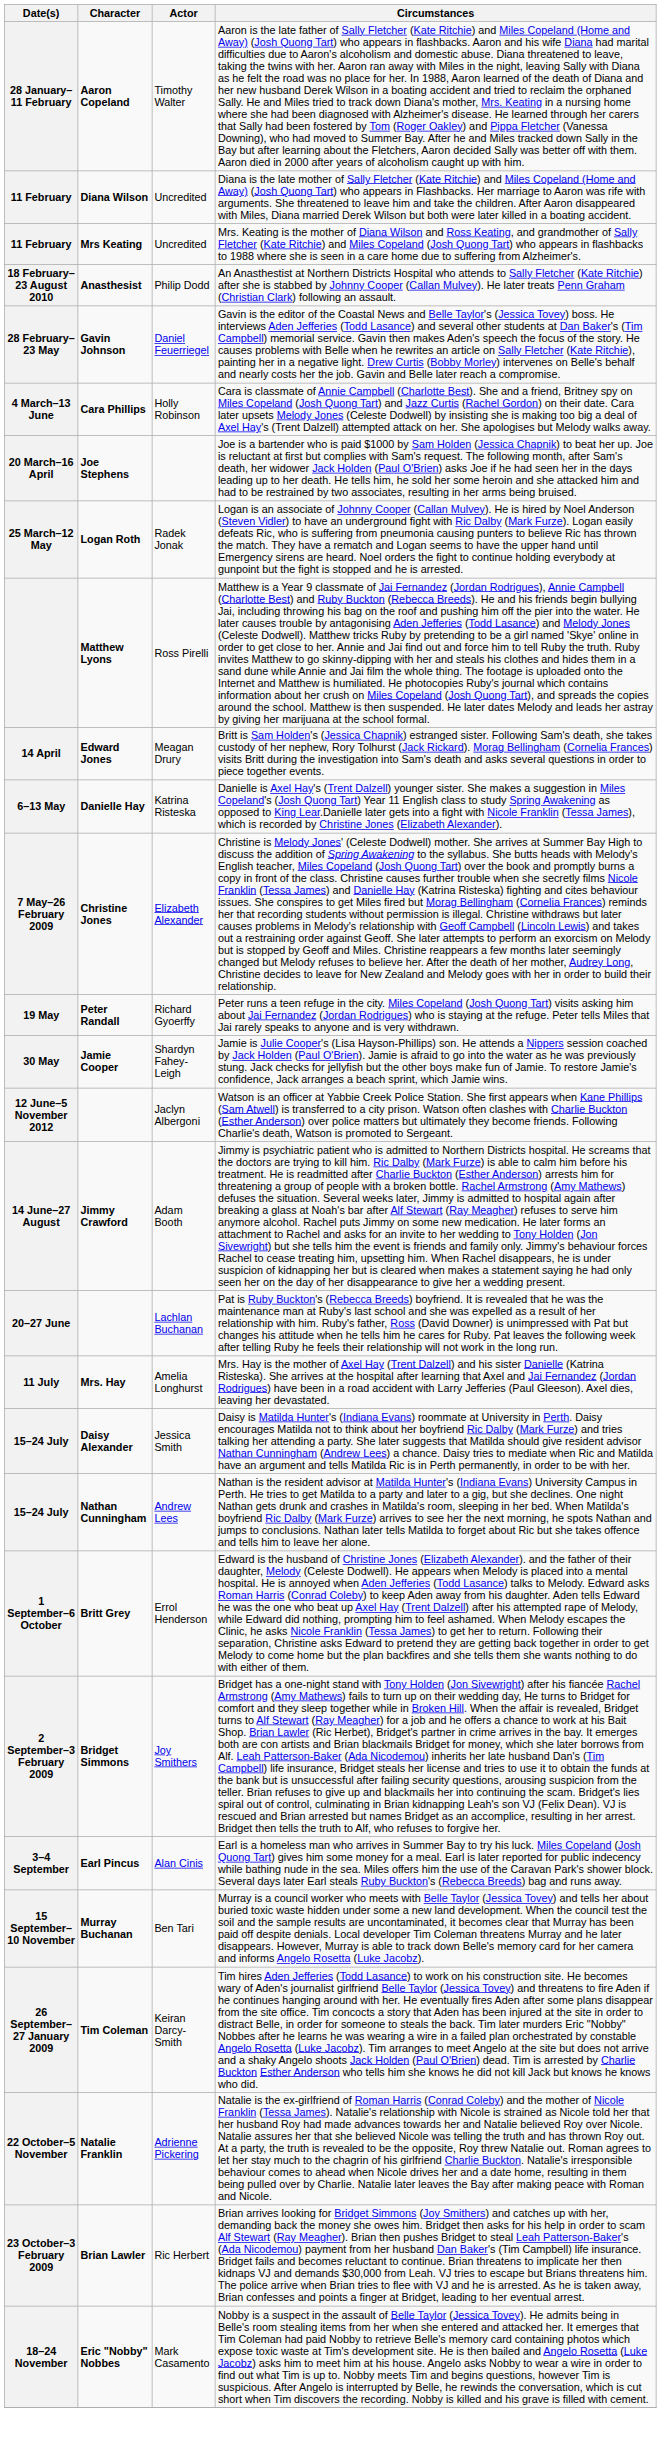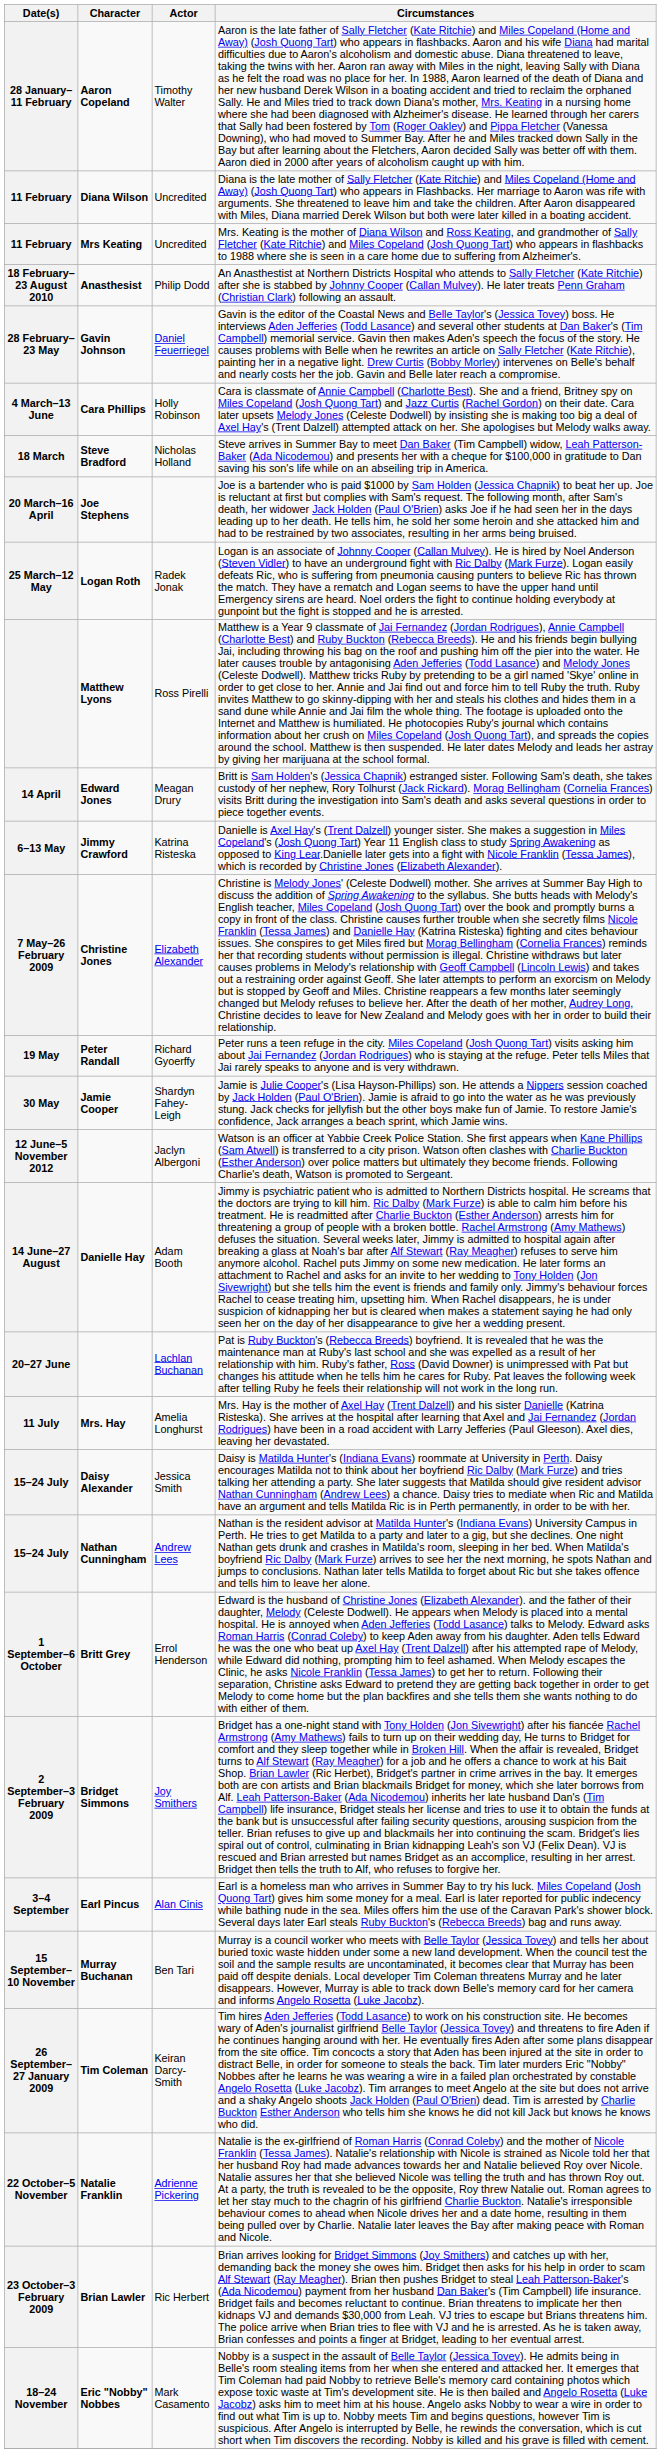+ row: (41, 457)
(113, 807) Danielle Hay -> (104, 848) Jimmy Crawford
(104, 1216) Jimmy Crawford -> (113, 1257) Danielle Hay
